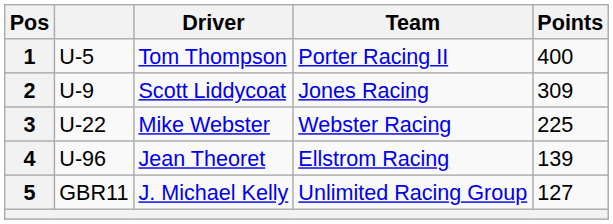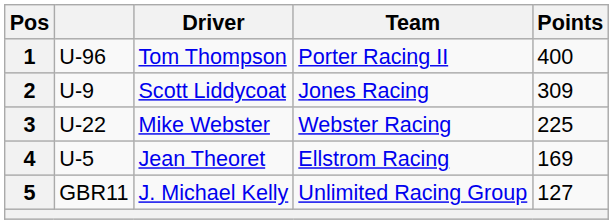(77, 56) U-5 -> (83, 56) U-96
(83, 159) U-96 -> (77, 159) U-5
(555, 159) 139 -> (555, 159) 169
